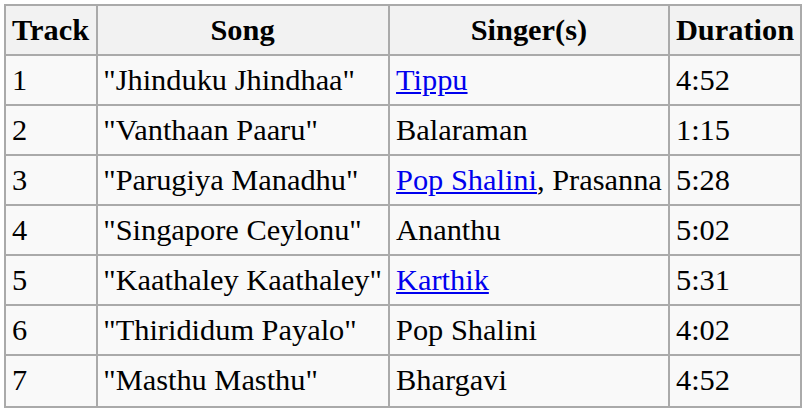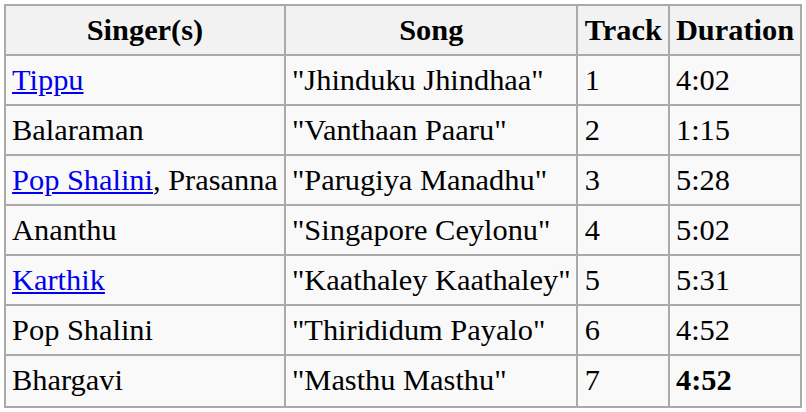columns swapped: (51, 29) <-> (529, 29)
(703, 79) 4:52 -> (703, 79) 4:02
(703, 330) 4:02 -> (703, 330) 4:52
(703, 380) normal -> (704, 380) bold
